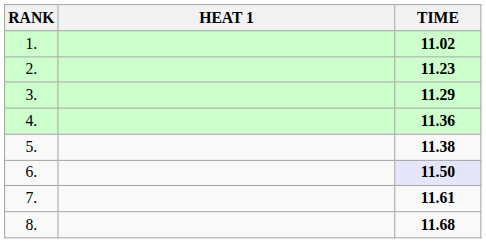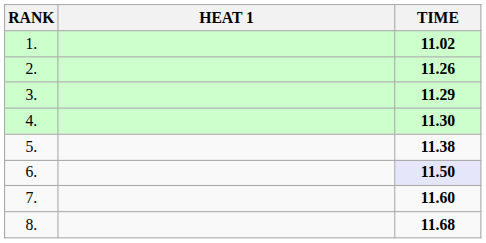(438, 69) 11.23 -> (438, 69) 11.26
(438, 121) 11.36 -> (438, 121) 11.30
(438, 199) 11.61 -> (438, 199) 11.60
